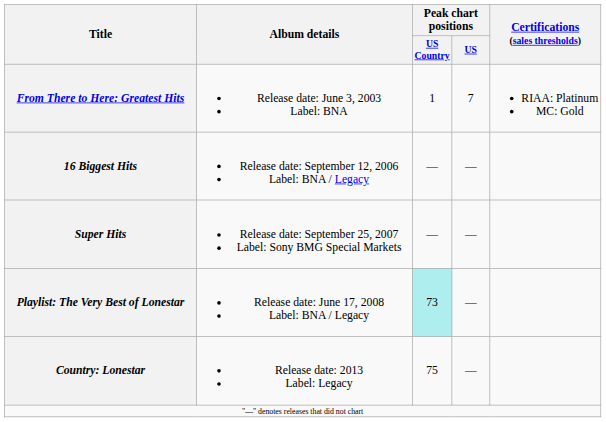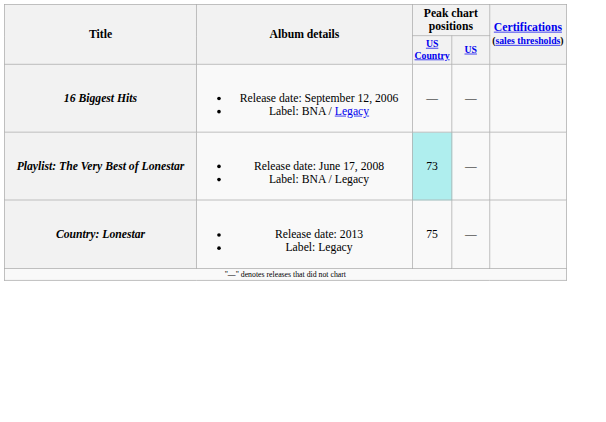- row: (100, 98)
- row: (100, 234)
